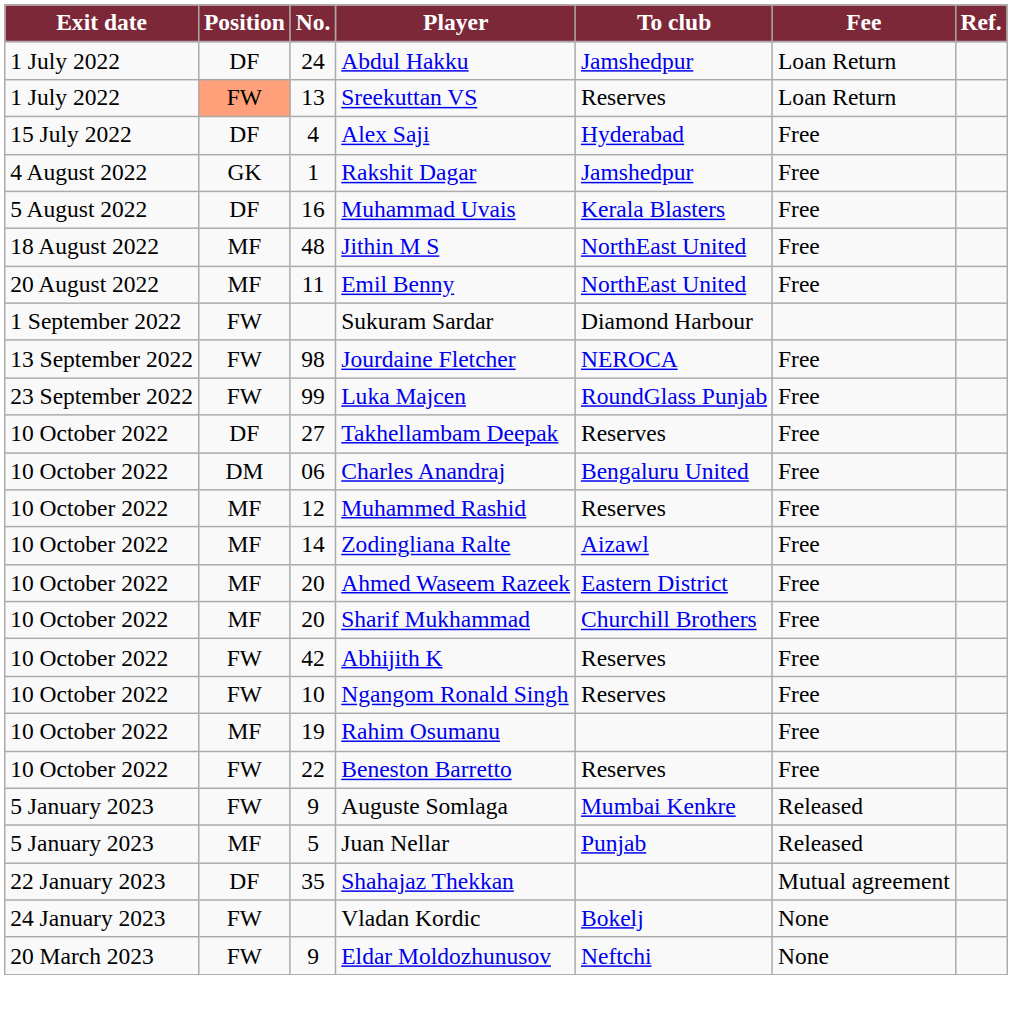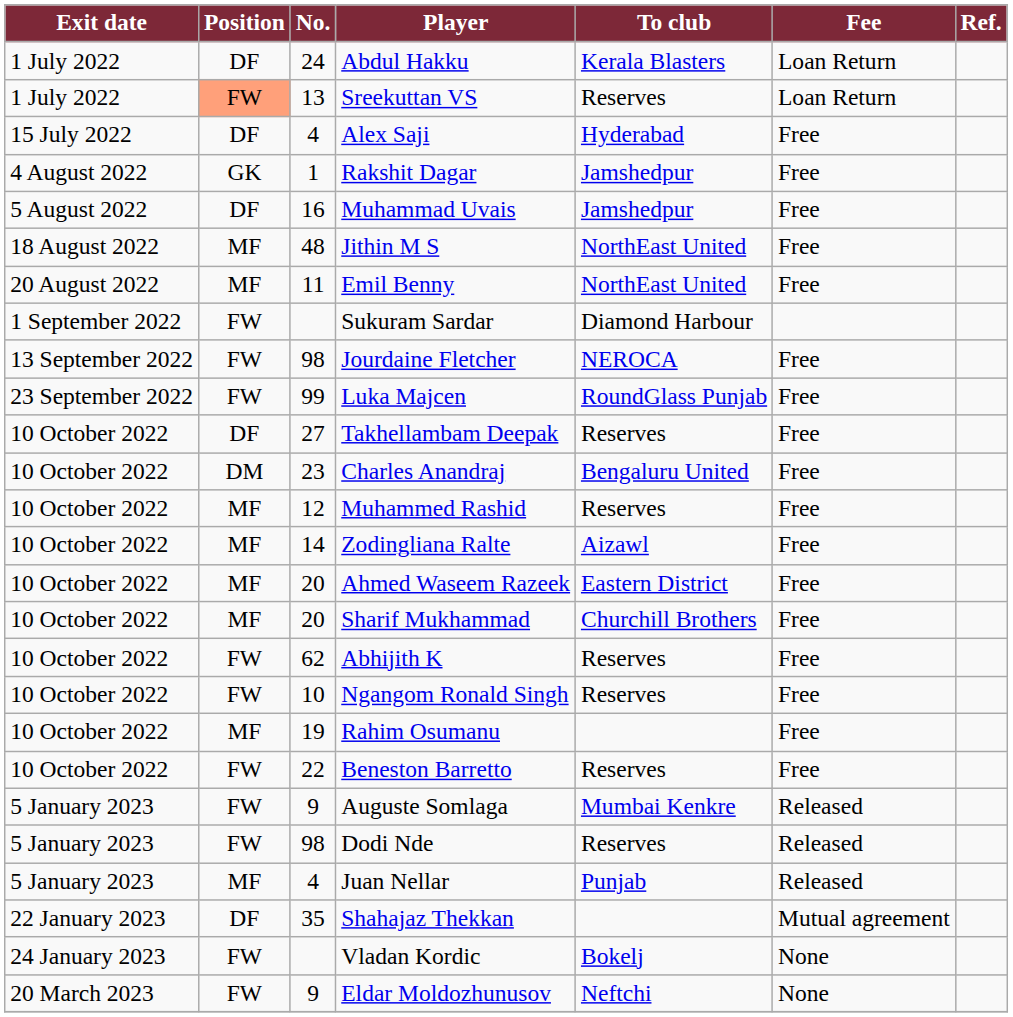(637, 60) Jamshedpur -> (653, 60) Kerala Blasters
(653, 209) Kerala Blasters -> (637, 209) Jamshedpur
(313, 470) 06 -> (313, 470) 23
(313, 657) 42 -> (313, 657) 62
+ row: (387, 843)
(313, 843) 5 -> (313, 881) 4
